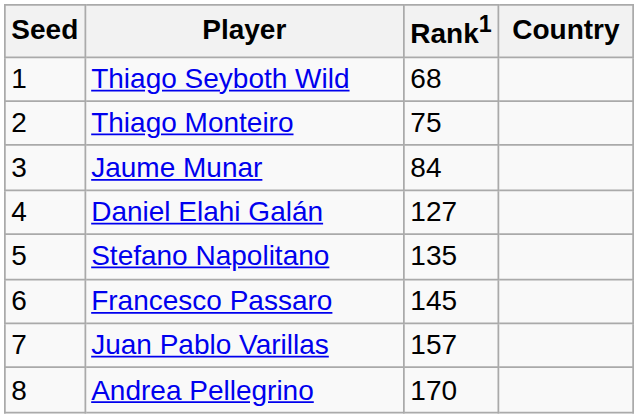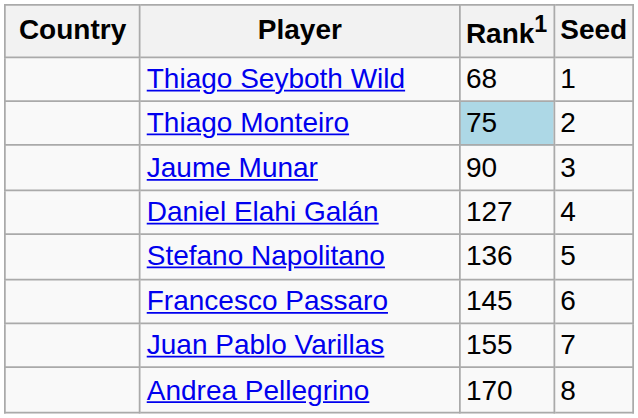columns swapped: (566, 30) <-> (45, 30)
(426, 123) no background -> (481, 123) lightblue background
(426, 167) 84 -> (481, 167) 90
(434, 256) 135 -> (489, 256) 136
(434, 345) 157 -> (489, 345) 155
